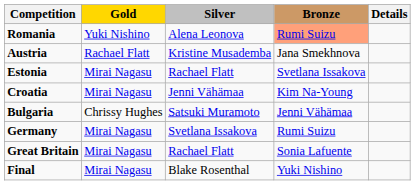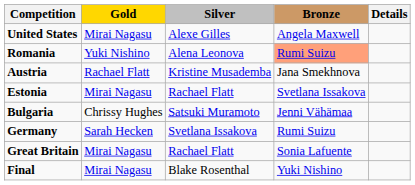+ row: (42, 33)
- row: (27, 92)
(118, 131) Mirai Nagasu -> (119, 131) Sarah Hecken
